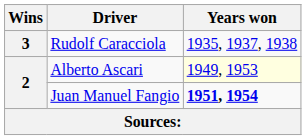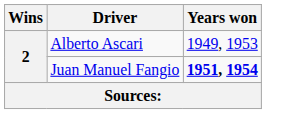- row: (108, 43)
(222, 69) lightyellow background -> (222, 43) no background
